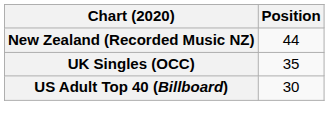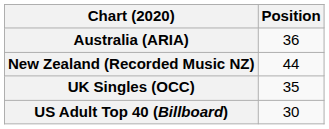+ row: (131, 40)
